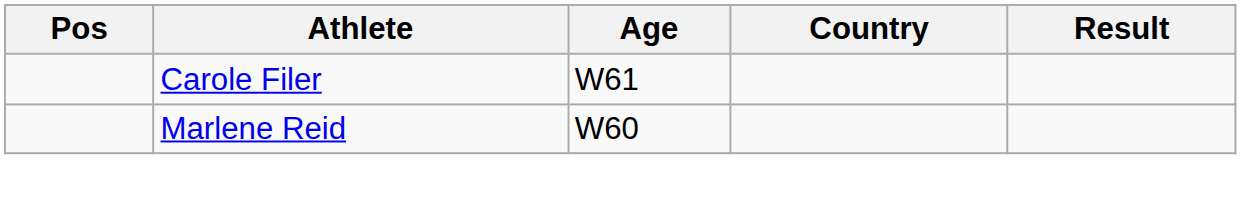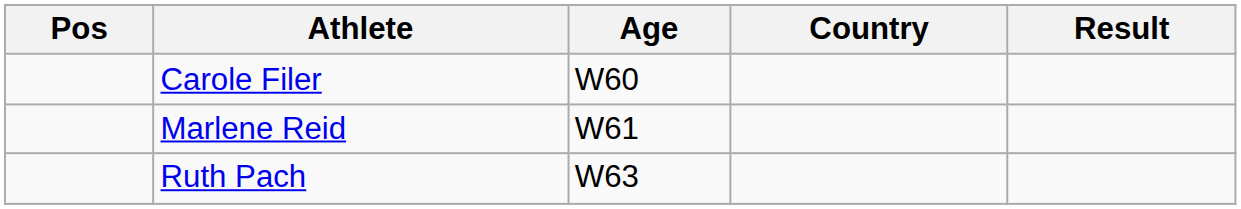(607, 78) W61 -> (607, 78) W60
(607, 128) W60 -> (607, 128) W61
+ row: (233, 177)
